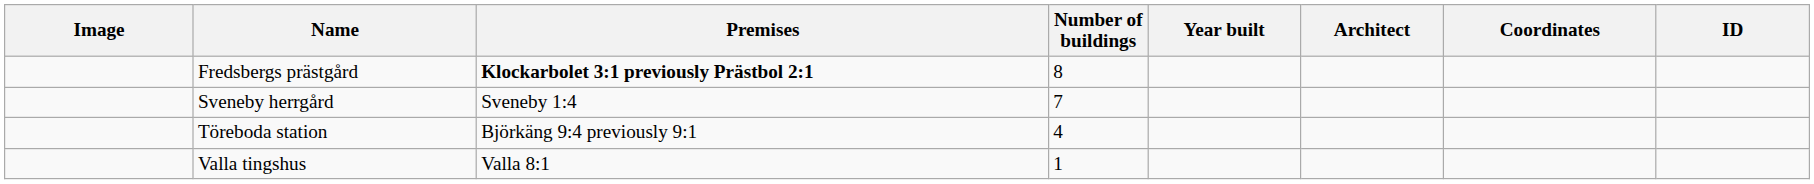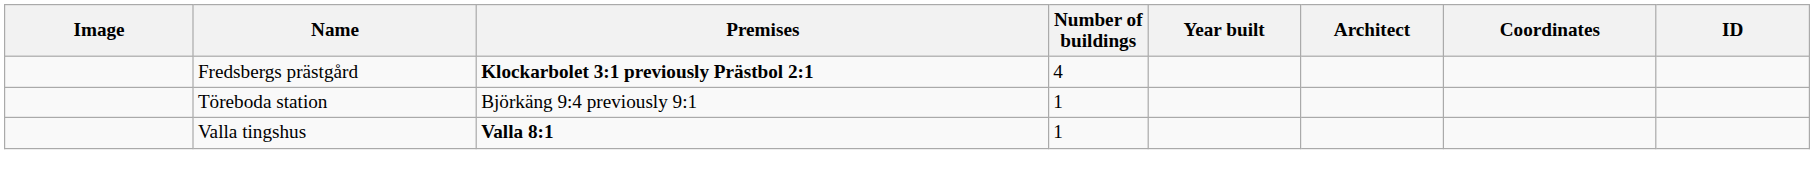(1058, 71) 8 -> (1058, 71) 4
- row: (266, 102)
(1058, 132) 4 -> (1058, 102) 1
(516, 163) normal -> (517, 132) bold
